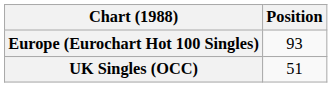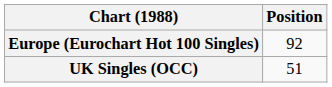(294, 43) 93 -> (294, 43) 92
